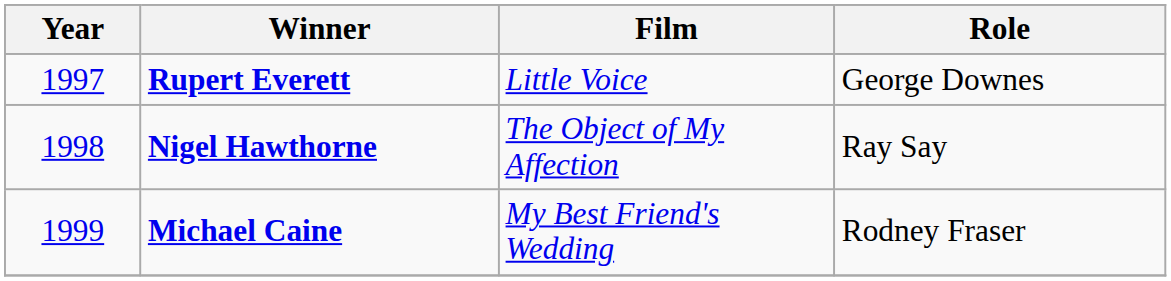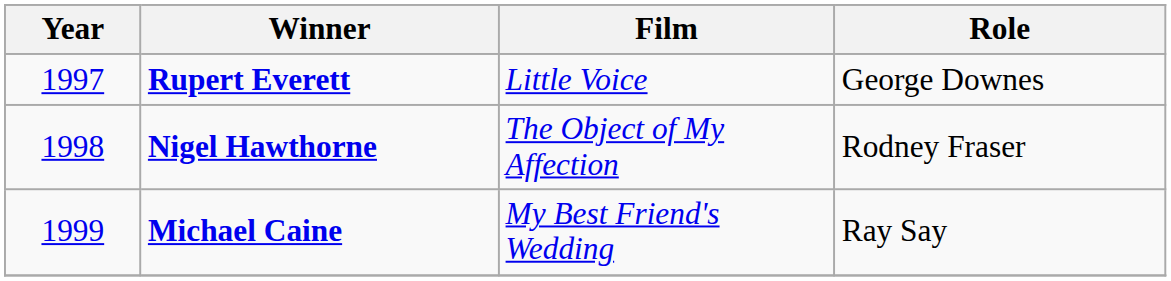(894, 146) Ray Say -> (934, 146) Rodney Fraser
(934, 231) Rodney Fraser -> (894, 231) Ray Say
